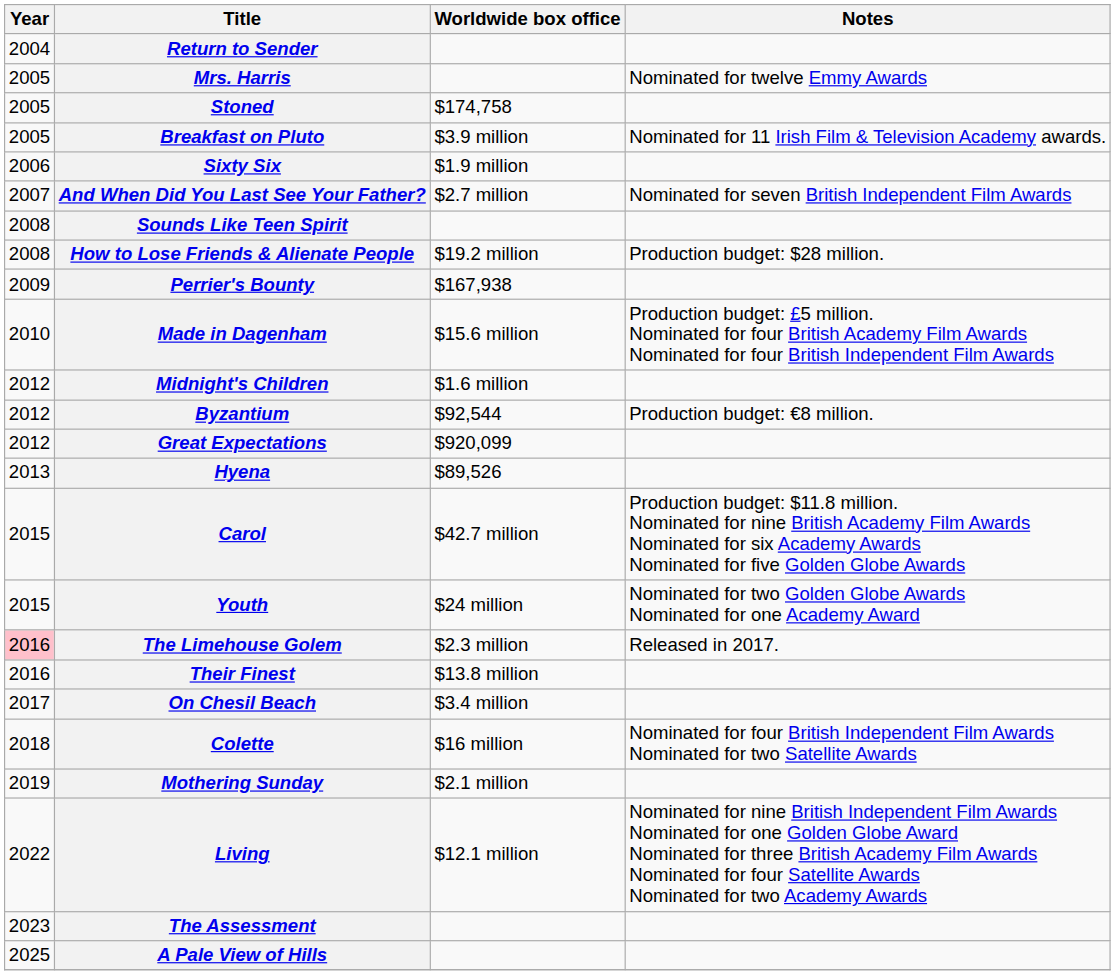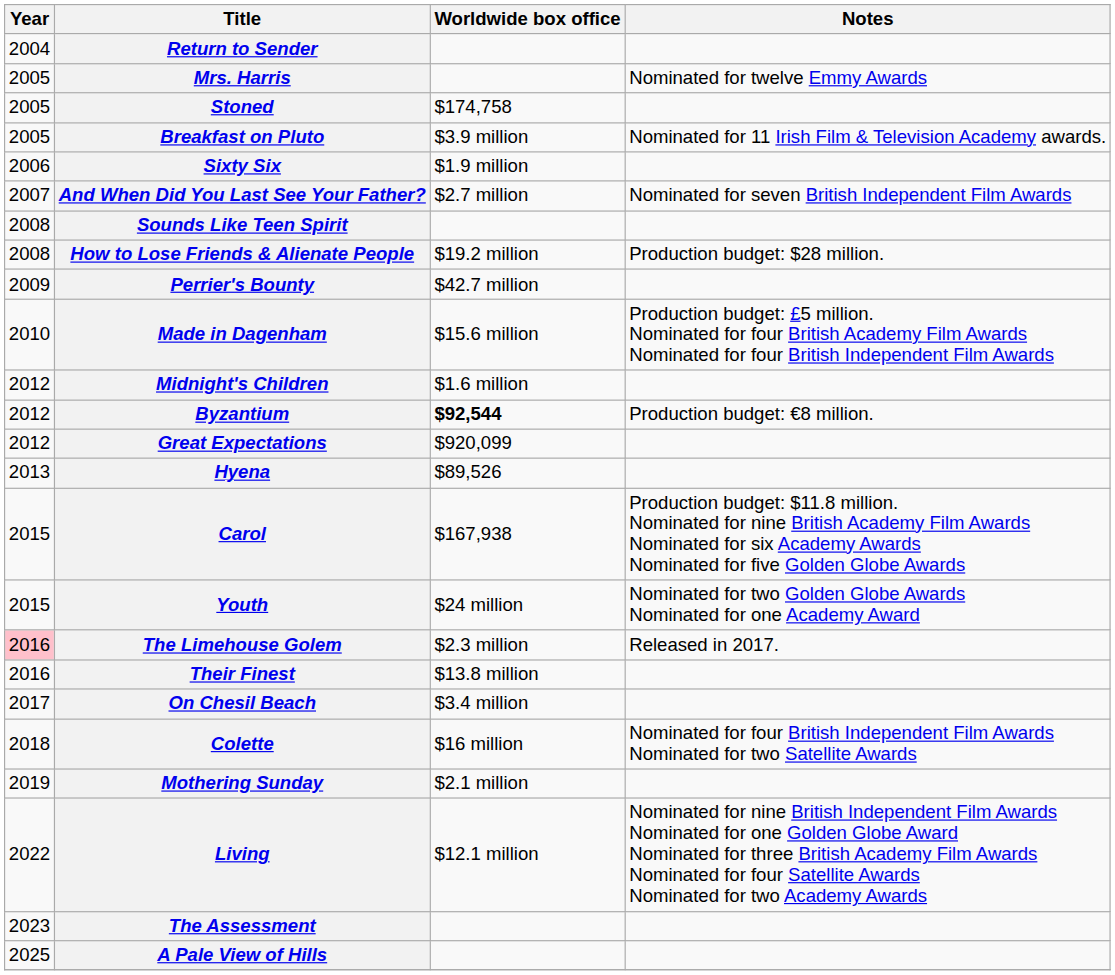(473, 284) $167,938 -> (486, 284) $42.7 million
(468, 414) normal -> (468, 414) bold
(486, 533) $42.7 million -> (473, 533) $167,938
